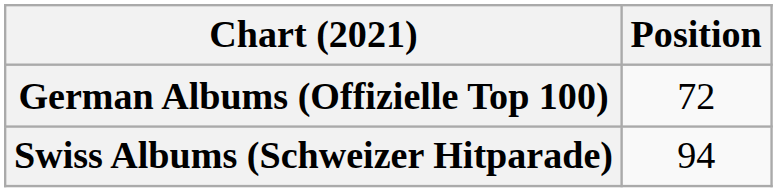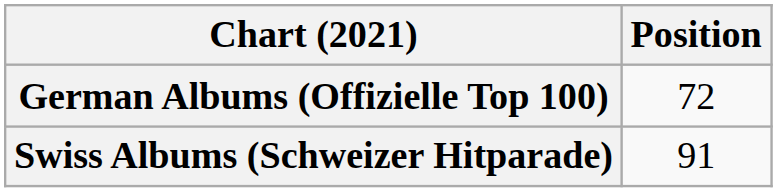(696, 155) 94 -> (696, 155) 91
